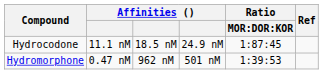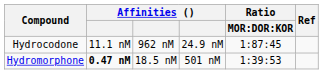(156, 45) 18.5 nM -> (156, 45) 962 nM
(110, 61) normal -> (110, 61) bold
(156, 61) 962 nM -> (156, 61) 18.5 nM
